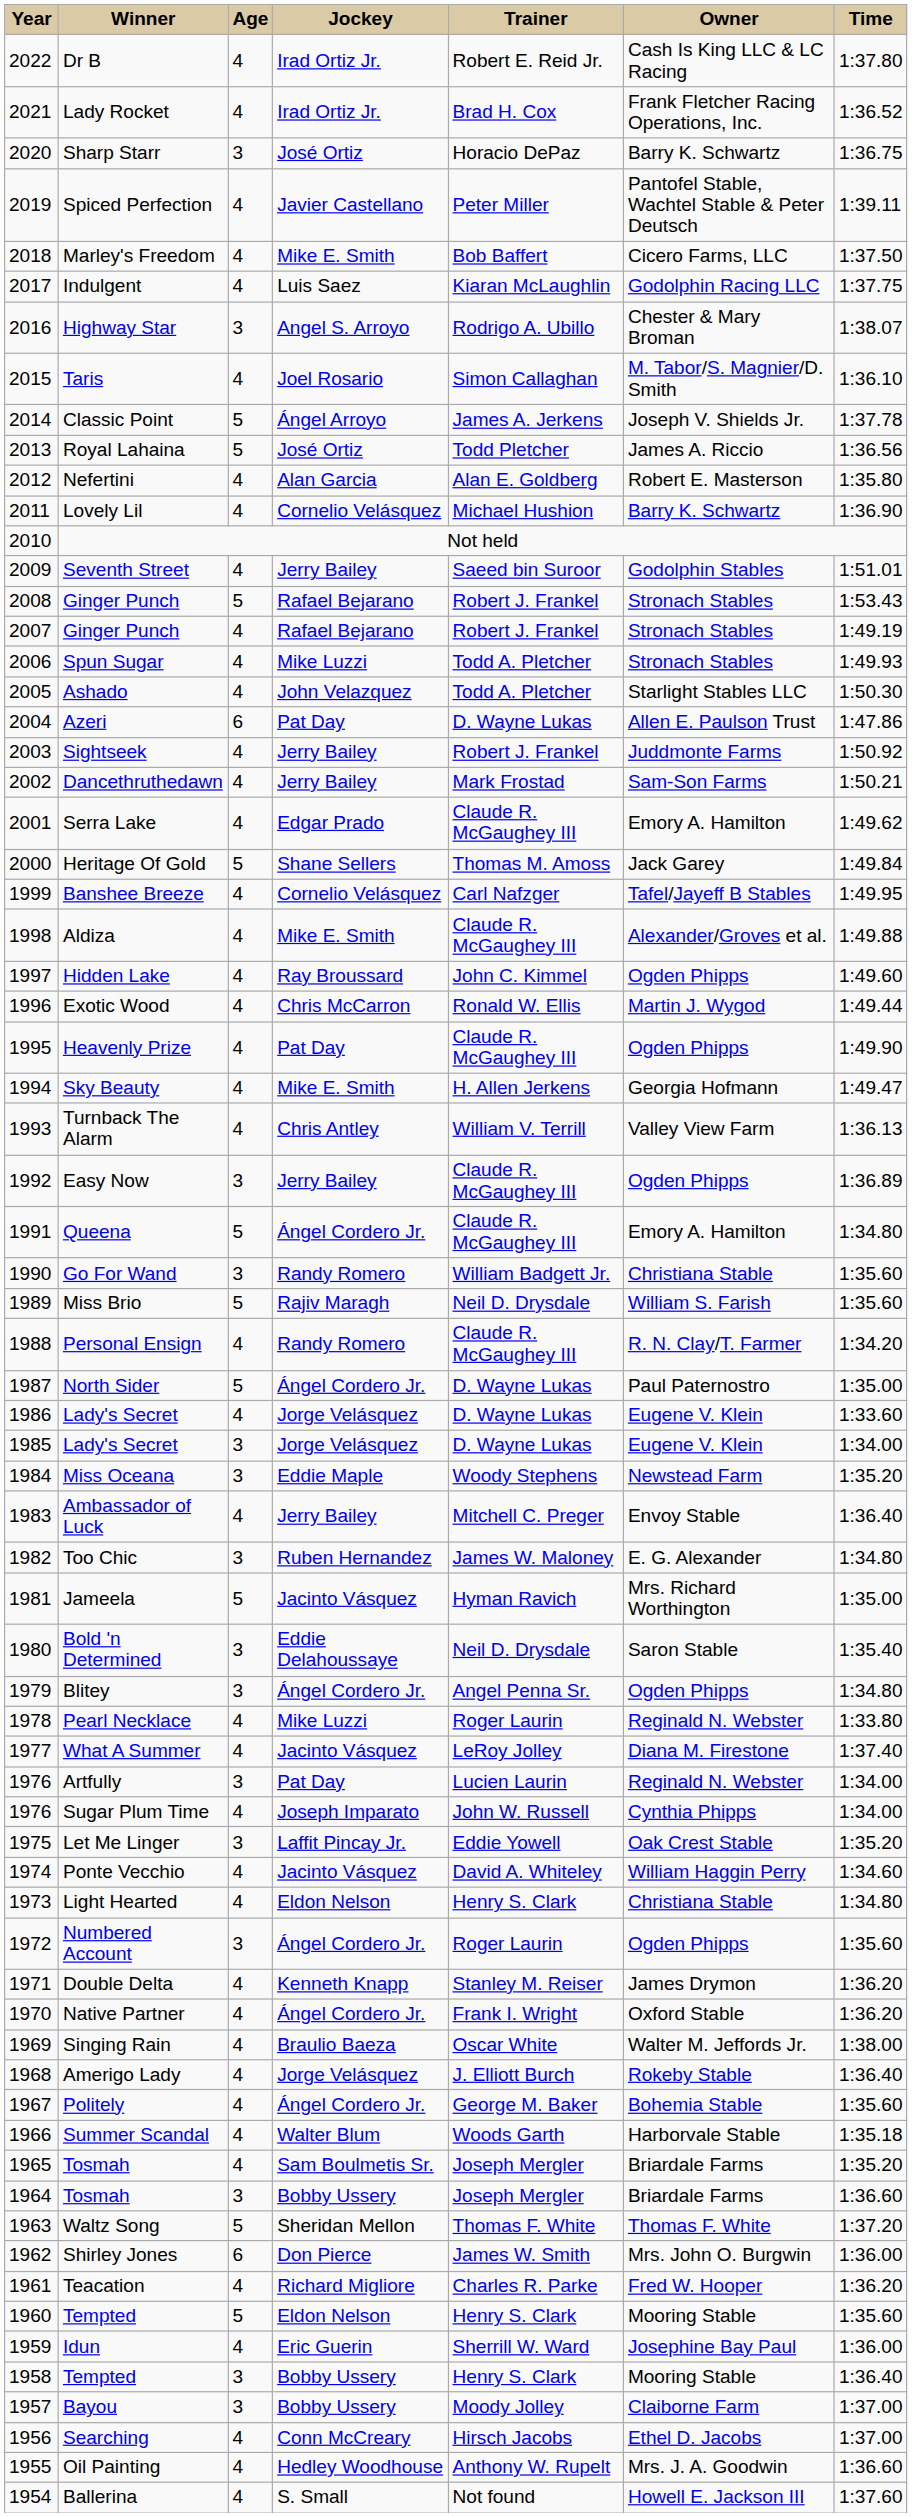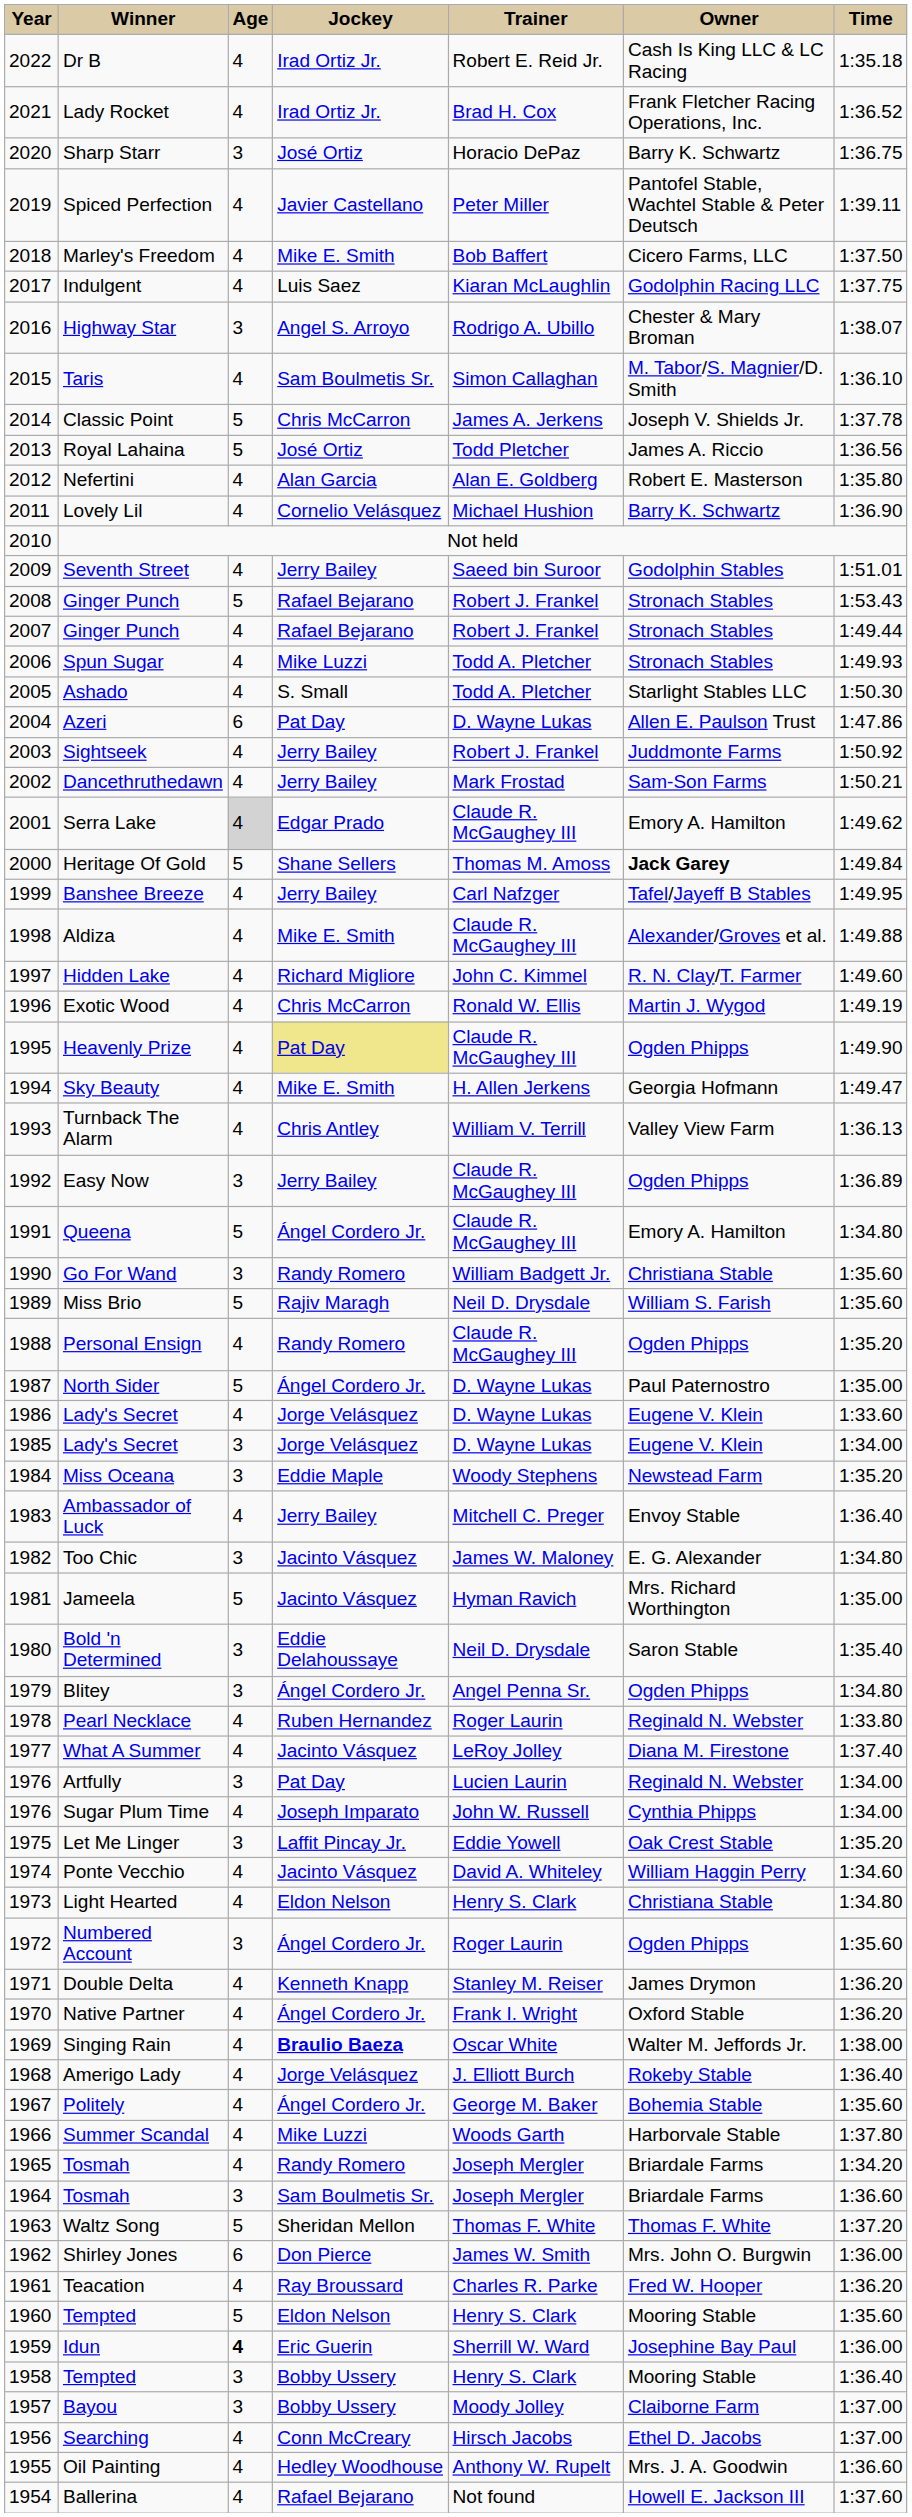(871, 60) 1:37.80 -> (871, 60) 1:35.18
(330, 378) Joel Rosario -> (355, 378) Sam Boulmetis Sr.
(332, 419) Ángel Arroyo -> (344, 419) Chris McCarron
(871, 631) 1:49.19 -> (871, 631) 1:49.44
(344, 691) John Velazquez -> (313, 691) S. Small
(238, 823) no background -> (238, 823) lightgrey background
(676, 864) normal -> (679, 864) bold
(359, 894) Cornelio Velásquez -> (327, 894) Jerry Bailey
(340, 976) Ray Broussard -> (346, 976) Richard Migliore
(688, 976) Ogden Phipps -> (715, 976) R. N. Clay/T. Farmer
(871, 1006) 1:49.44 -> (871, 1006) 1:49.19
(311, 1047) no background -> (311, 1047) khaki background
(715, 1344) R. N. Clay/T. Farmer -> (688, 1344) Ogden Phipps
(871, 1344) 1:34.20 -> (871, 1344) 1:35.20
(354, 1557) Ruben Hernandez -> (347, 1557) Jacinto Vásquez
(322, 1721) Mike Luzzi -> (354, 1721) Ruben Hernandez
(336, 2044) normal -> (340, 2044) bold
(329, 2135) Walter Blum -> (322, 2135) Mike Luzzi
(871, 2135) 1:35.18 -> (871, 2135) 1:37.80
(355, 2165) Sam Boulmetis Sr. -> (341, 2165) Randy Romero
(871, 2165) 1:35.20 -> (871, 2165) 1:34.20
(336, 2195) Bobby Ussery -> (355, 2195) Sam Boulmetis Sr.
(346, 2286) Richard Migliore -> (340, 2286) Ray Broussard
(238, 2346) normal -> (238, 2346) bold
(313, 2497) S. Small -> (345, 2497) Rafael Bejarano
